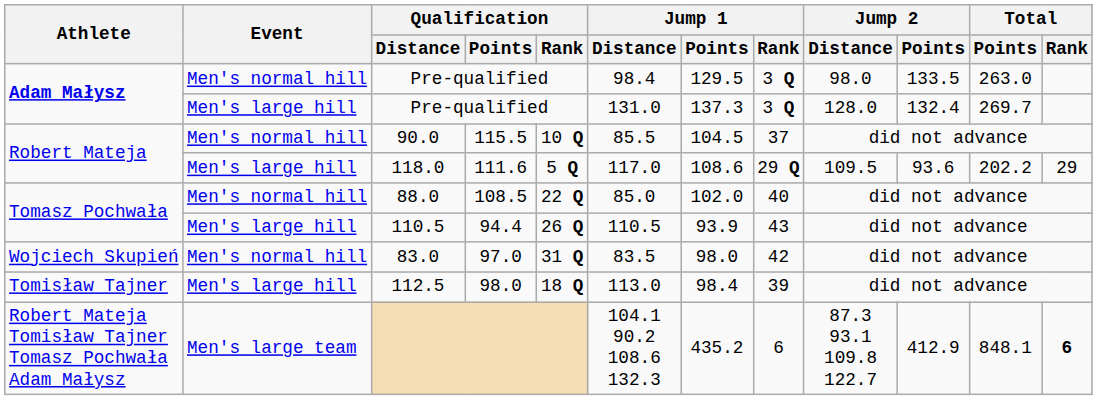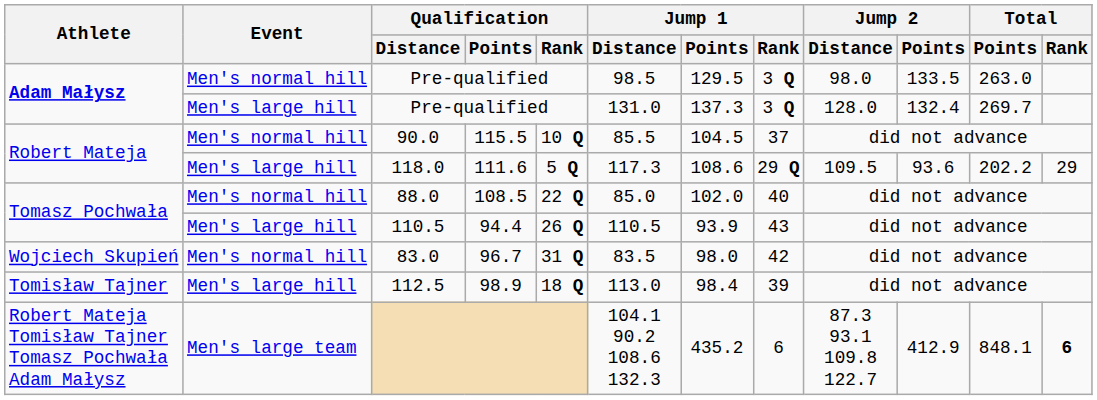(634, 79) 98.4 -> (634, 79) 98.5
(634, 168) 117.0 -> (634, 168) 117.3
(501, 257) 97.0 -> (501, 257) 96.7
(501, 286) 98.0 -> (501, 286) 98.9
